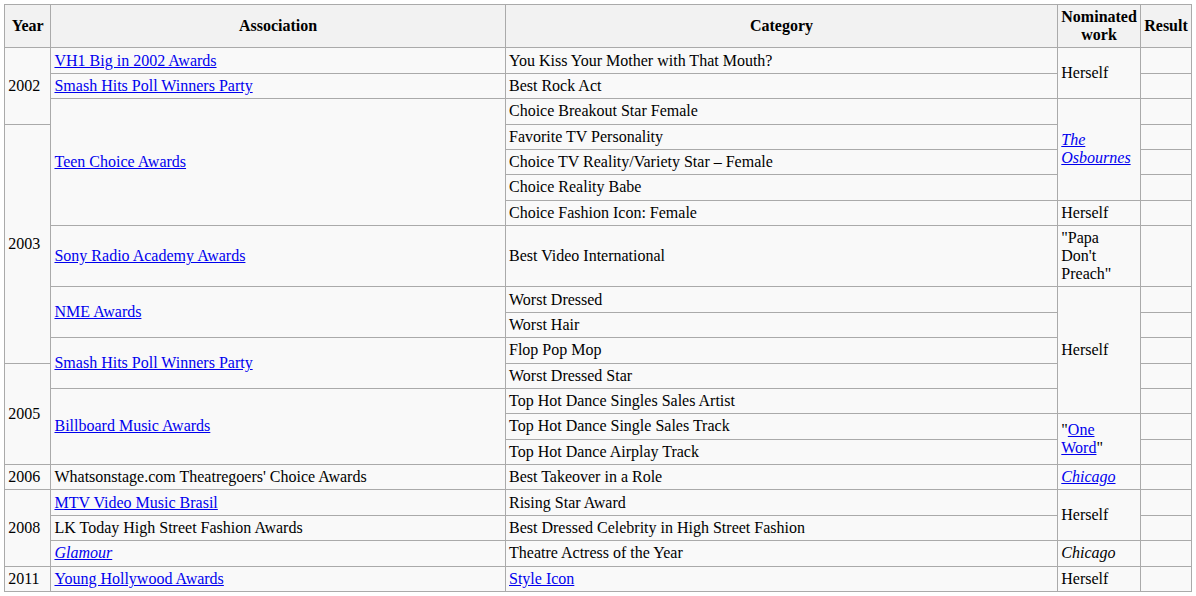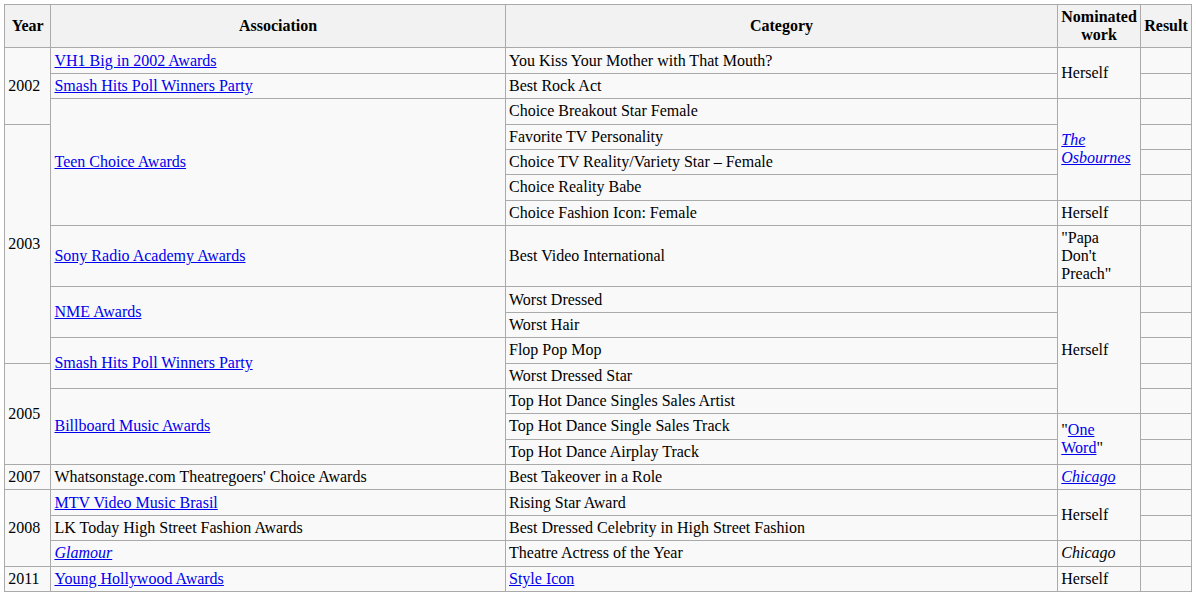(24, 477) 2006 -> (24, 477) 2007
